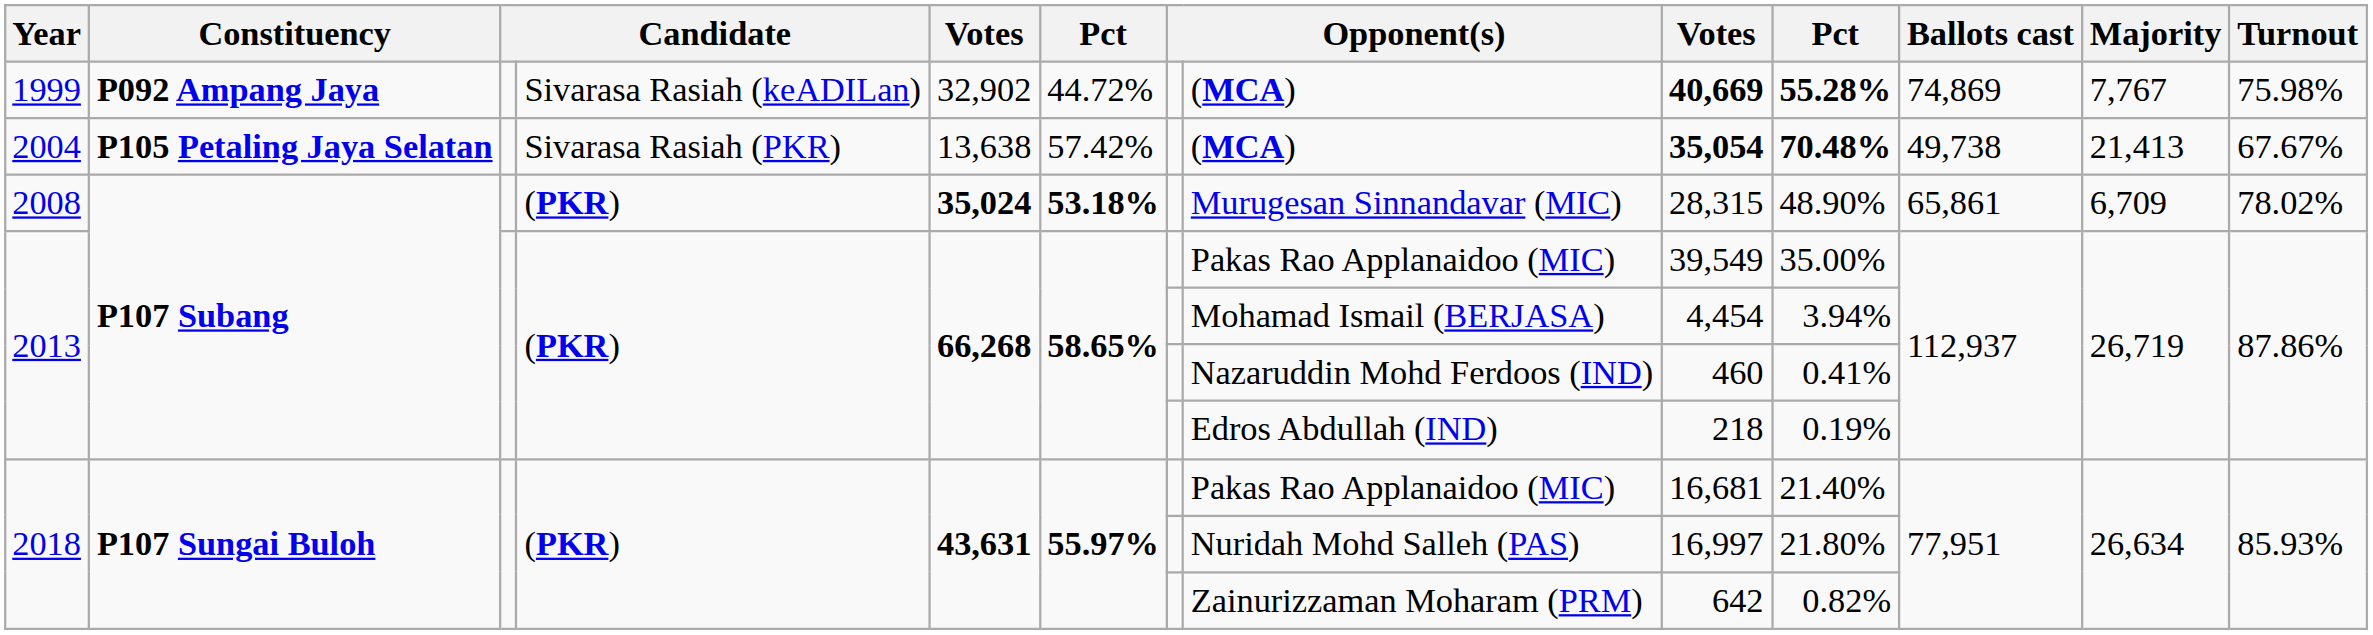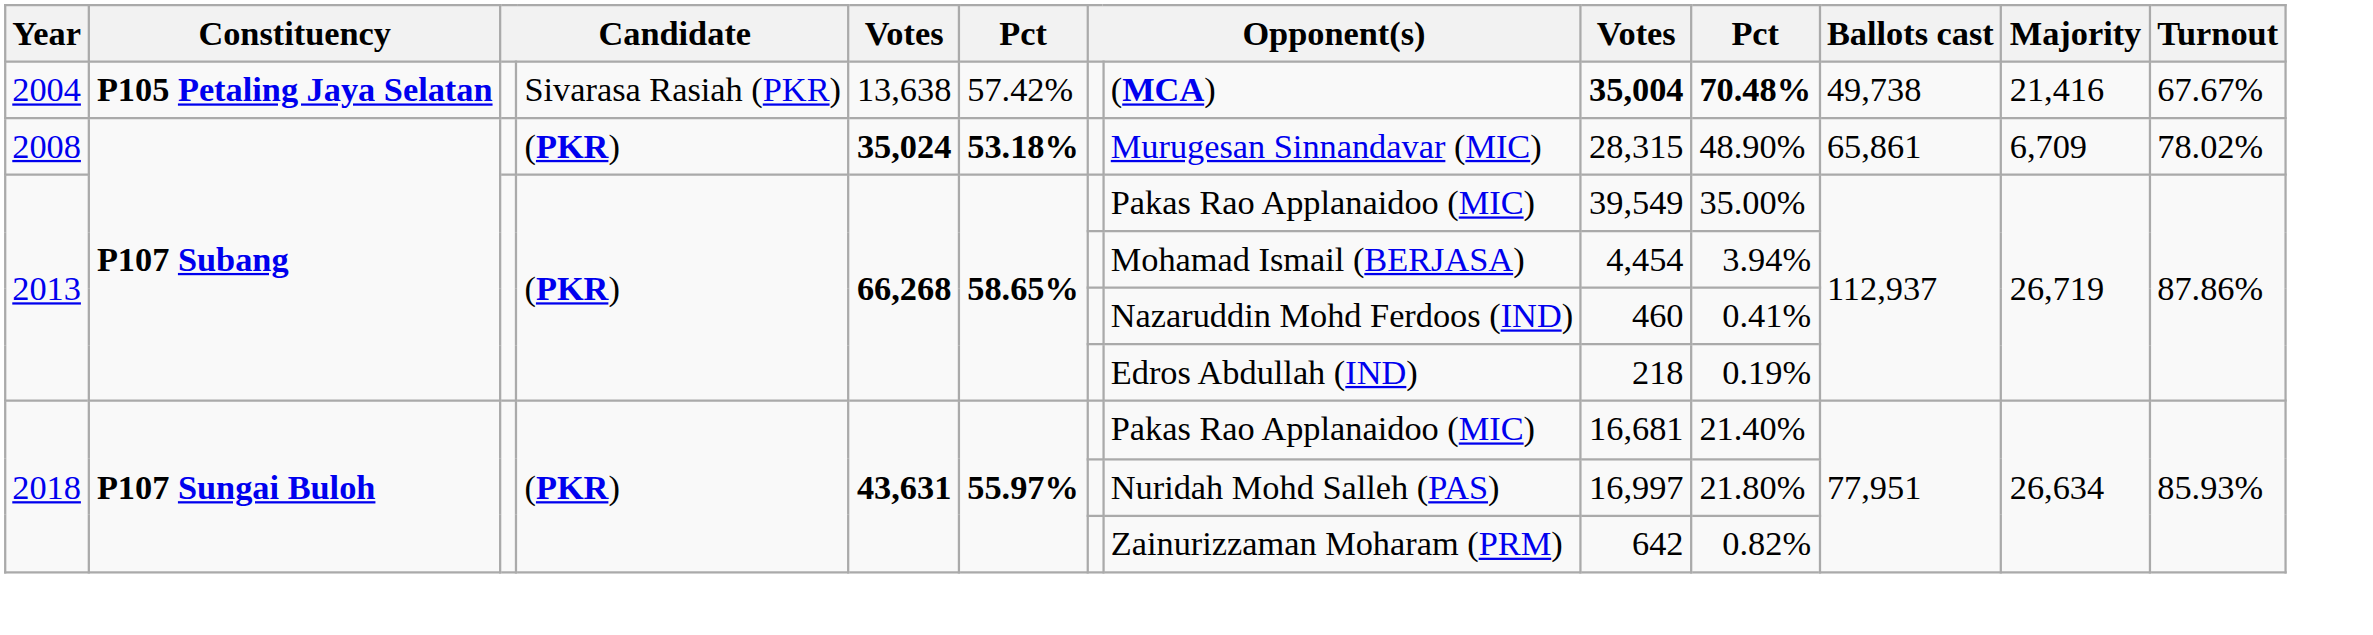- row: (47, 89)
(1716, 146) 35,054 -> (1636, 89) 35,004
(2137, 146) 21,413 -> (2057, 89) 21,416
